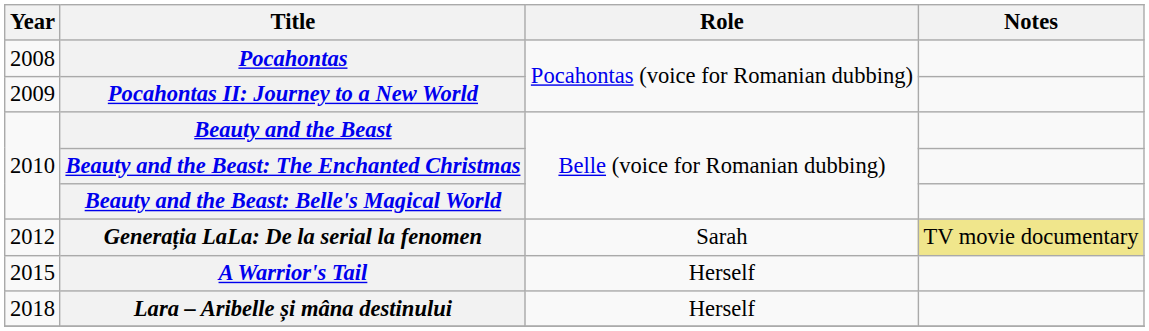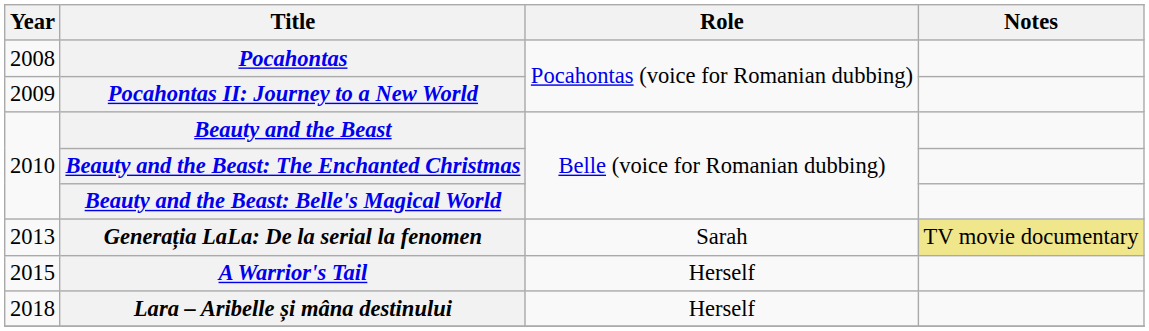(32, 237) 2012 -> (32, 237) 2013
